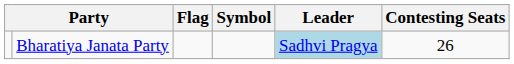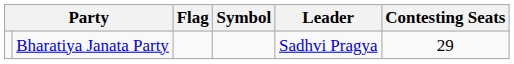(328, 44) lightblue background -> (328, 44) no background
(445, 44) 26 -> (445, 44) 29
